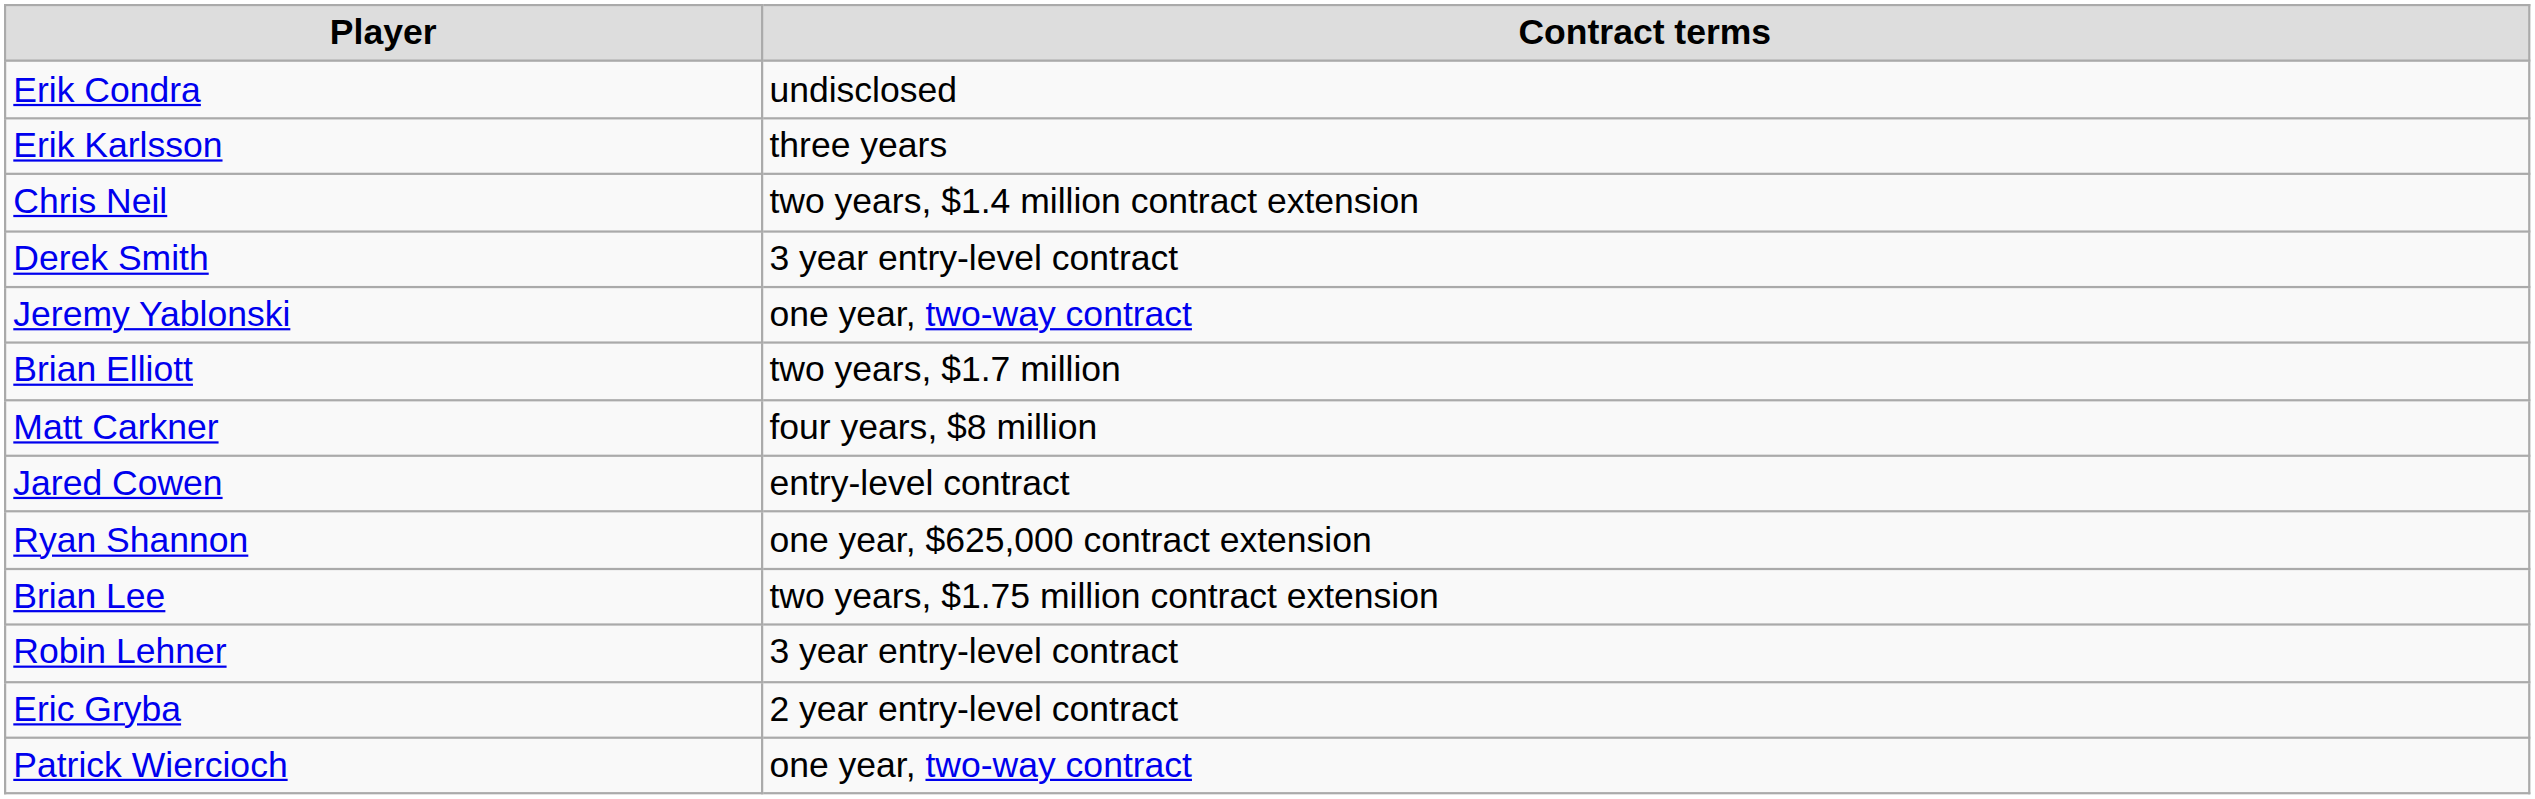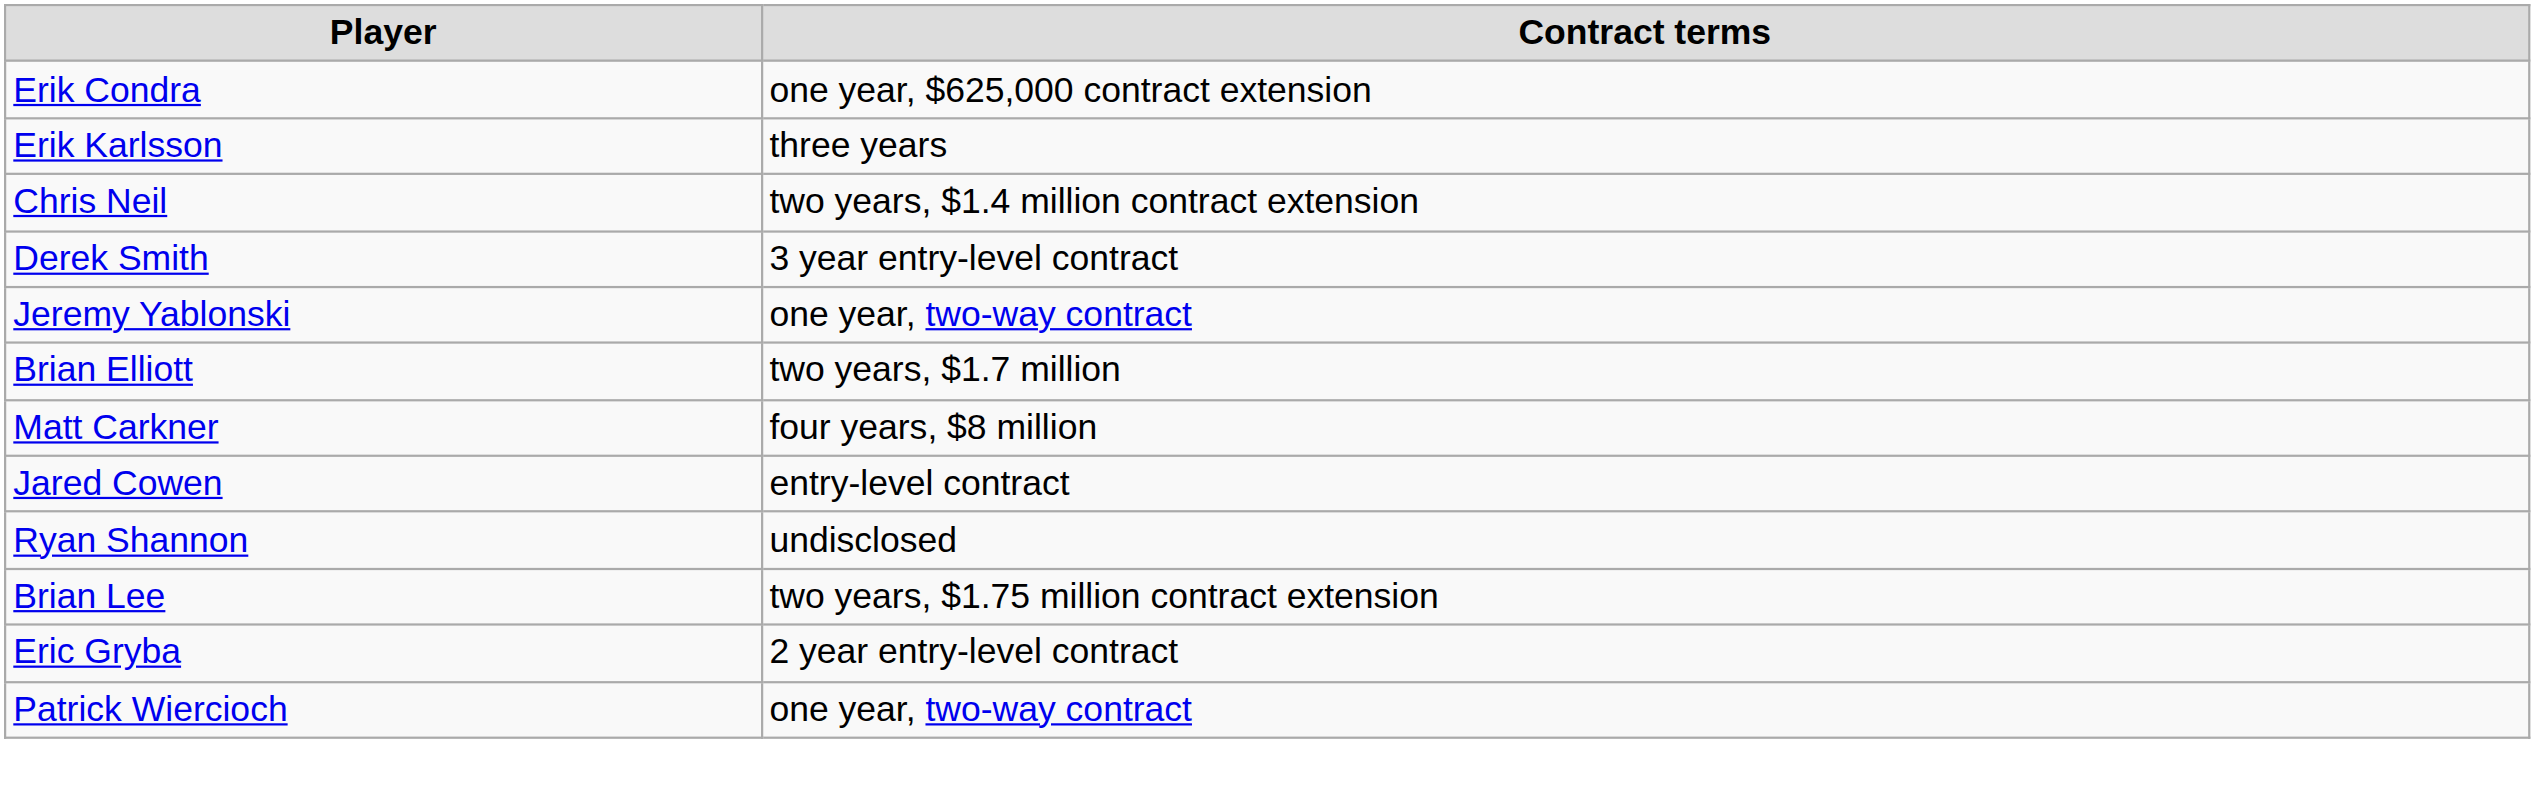(863, 88) undisclosed -> (1071, 88) one year, $625,000 contract extension
(1071, 539) one year, $625,000 contract extension -> (863, 539) undisclosed
- row: (120, 652)
